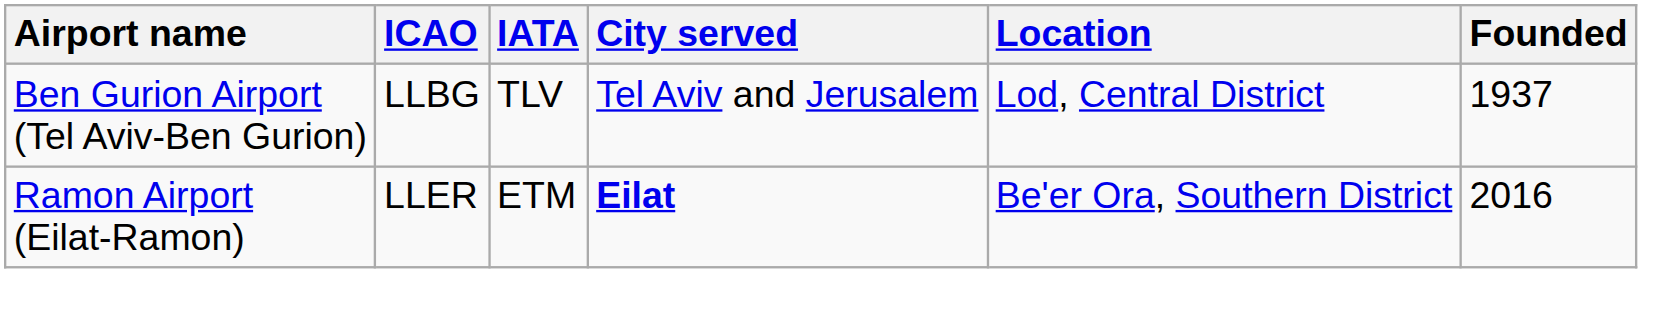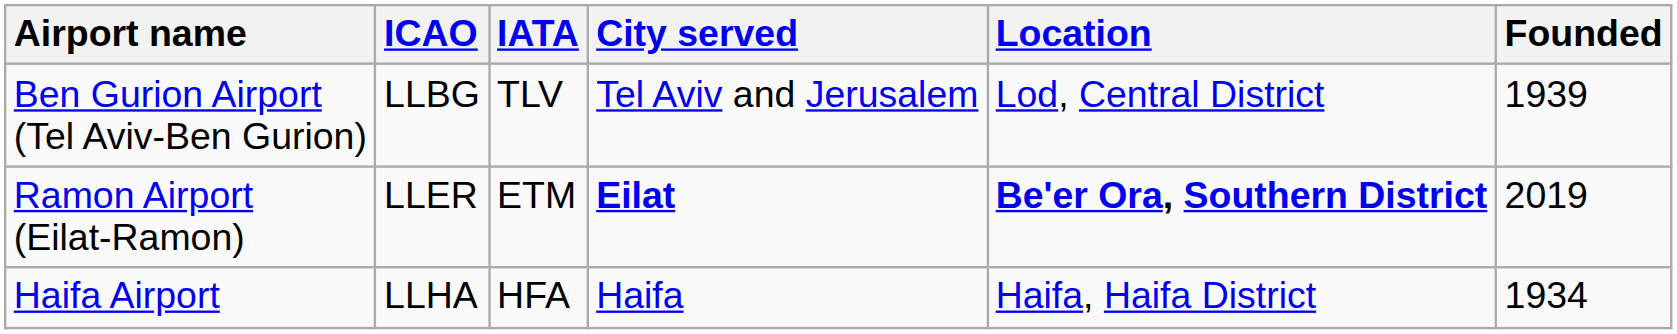(1511, 93) 1937 -> (1546, 93) 1939
(1224, 195) normal -> (1241, 195) bold
(1511, 195) 2016 -> (1546, 195) 2019
+ row: (117, 296)
